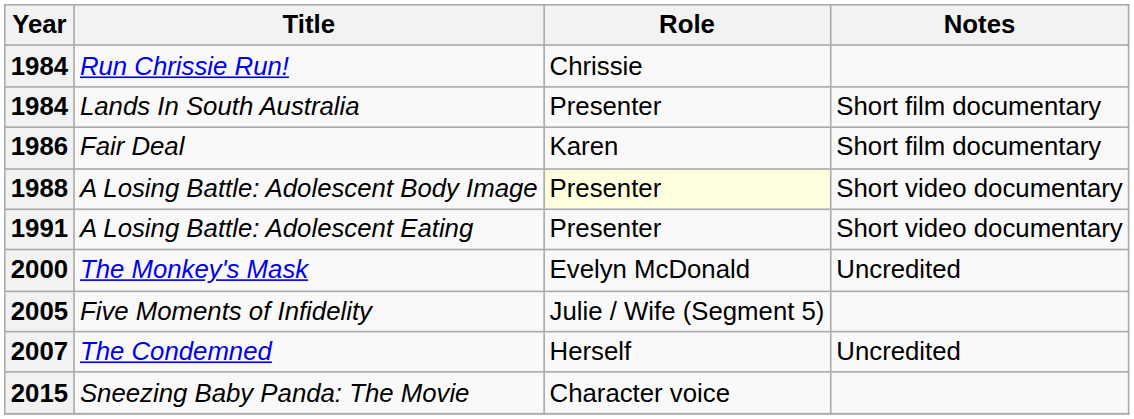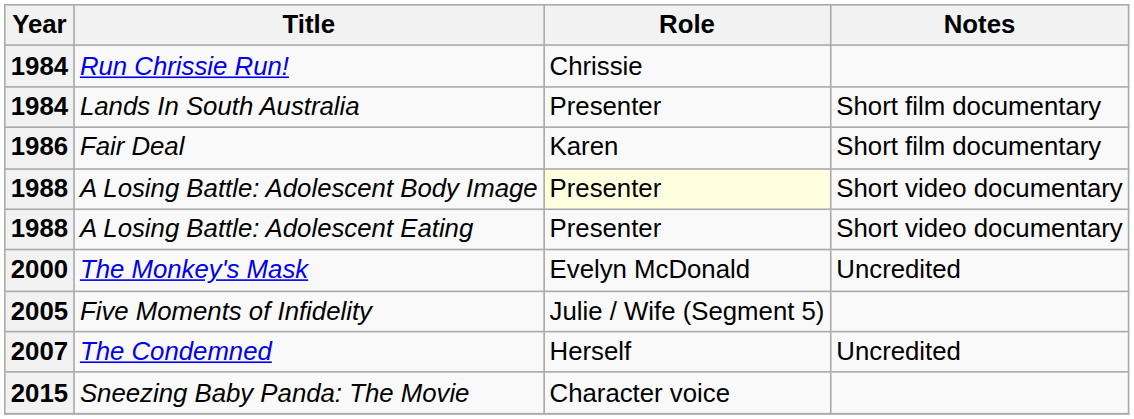(39, 229) 1991 -> (39, 229) 1988
